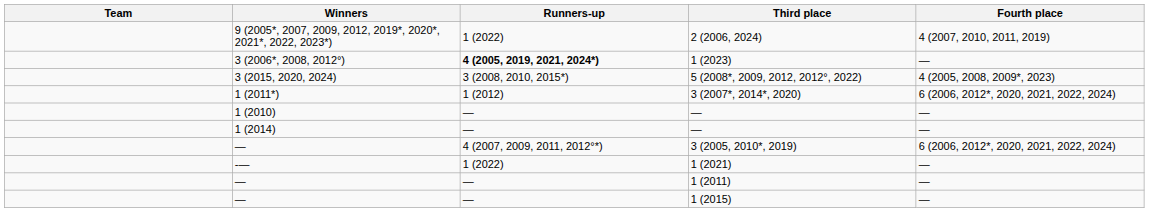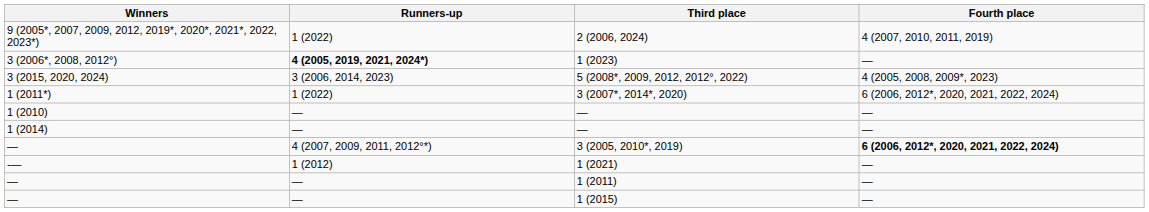- column: (118, 13)
(516, 77) 3 (2008, 2010, 2015*) -> (343, 77) 3 (2006, 2014, 2023)
(483, 95) 1 (2012) -> (312, 95) 1 (2022)
(1017, 147) normal -> (960, 147) bold
(483, 164) 1 (2022) -> (312, 164) 1 (2012)
